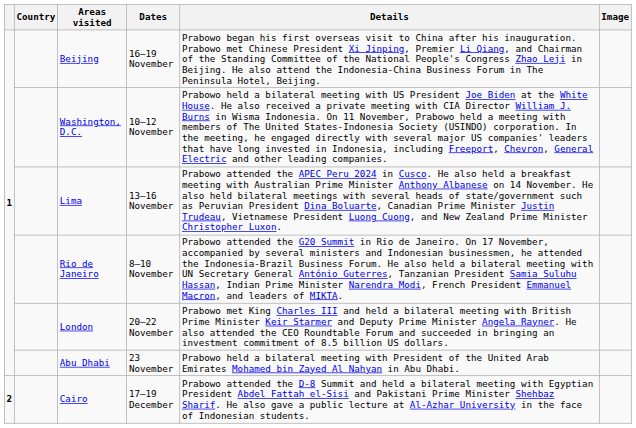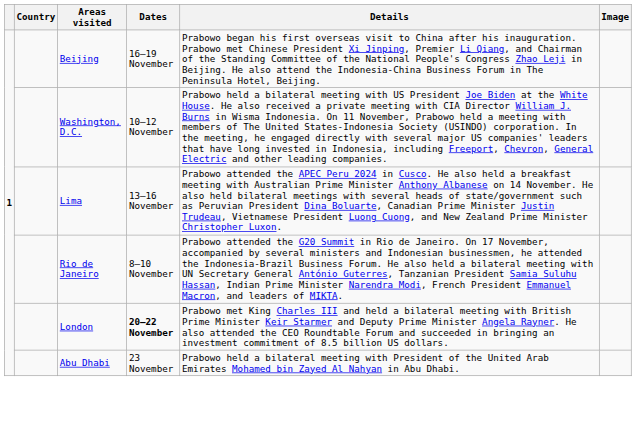(151, 327) normal -> (151, 327) bold
- row: (74, 399)
